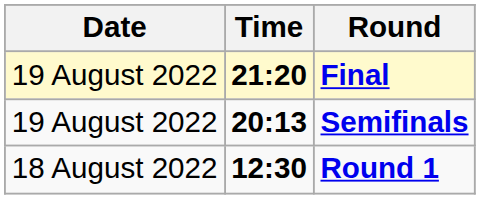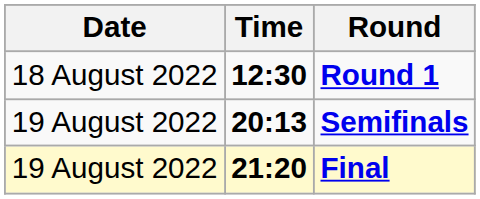rows swapped: (380, 168) <-> (355, 74)
